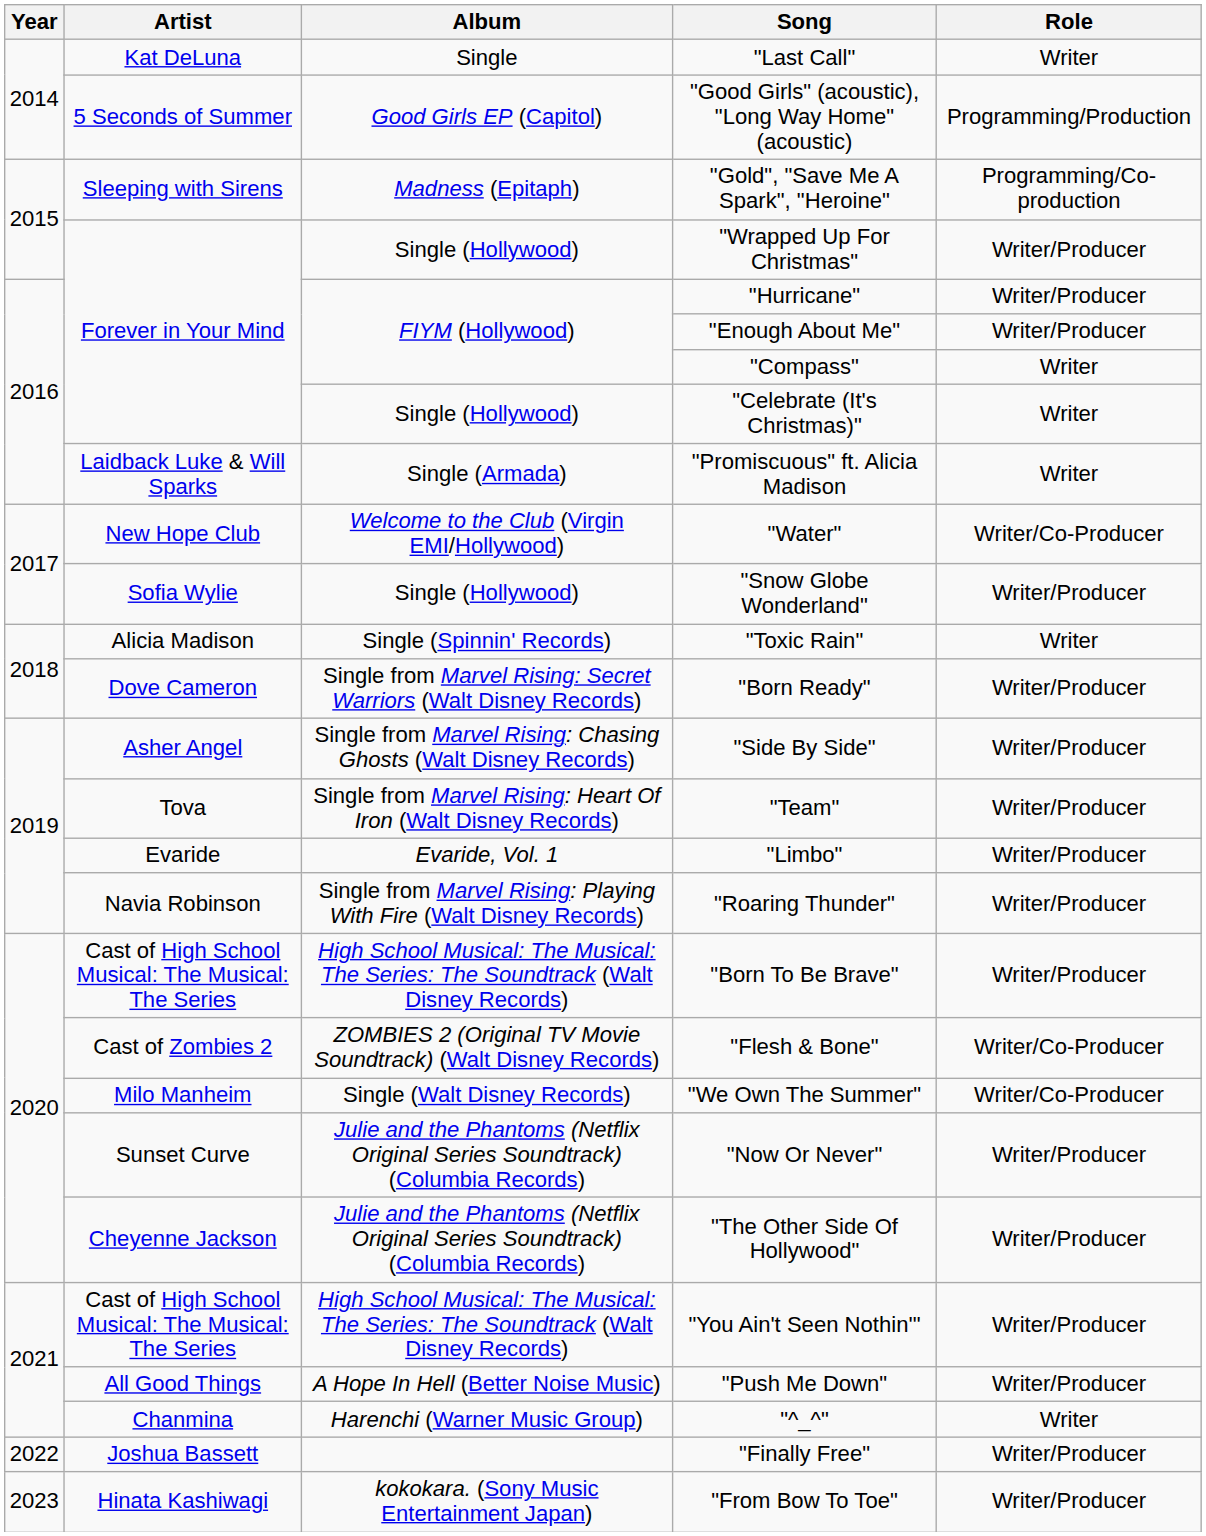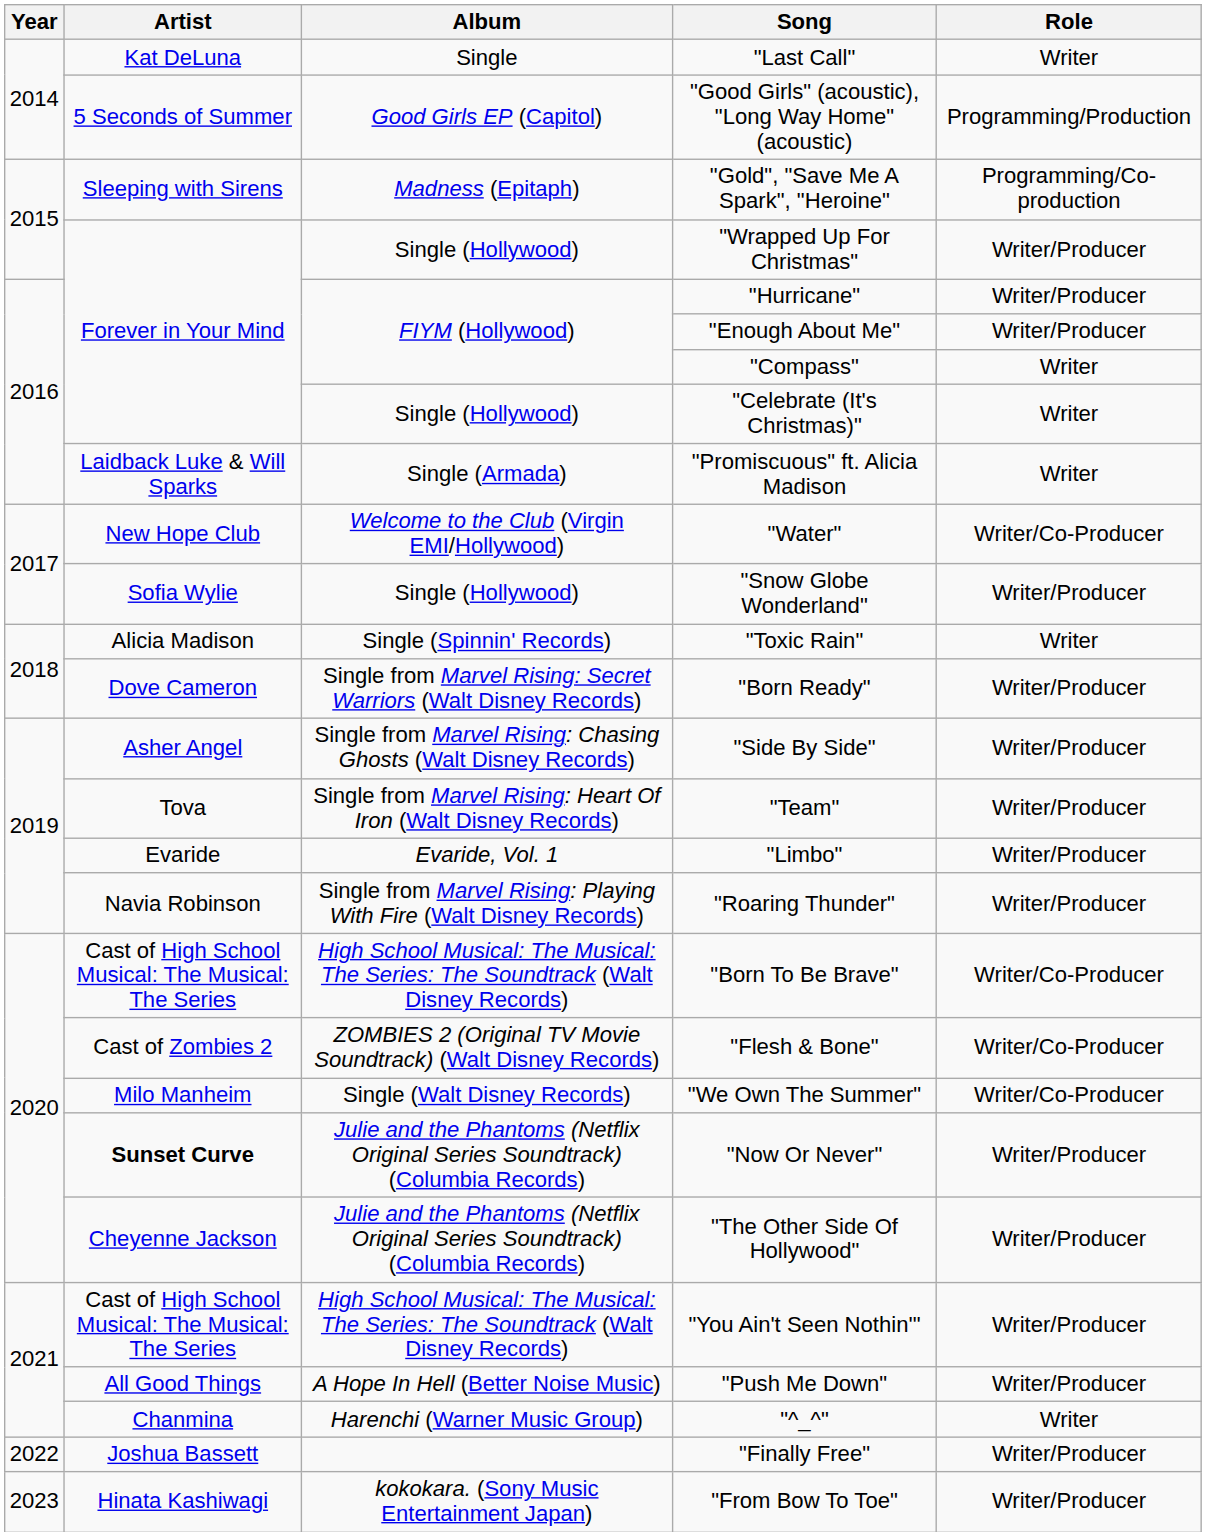(1069, 975) Writer/Producer -> (1069, 975) Writer/Co-Producer
(183, 1154) normal -> (183, 1154) bold
